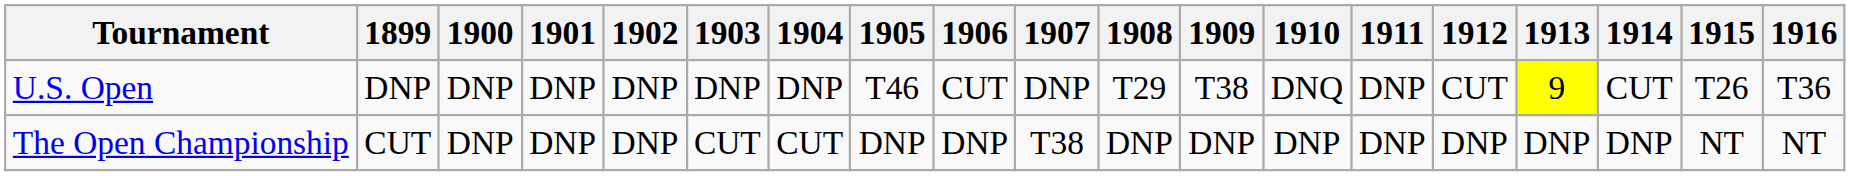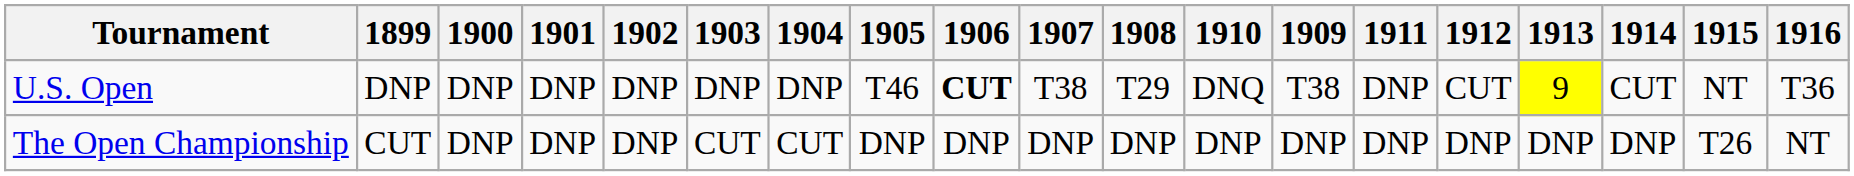columns swapped: (1222, 32) <-> (1307, 32)
(975, 87) normal -> (976, 87) bold
(1057, 87) DNP -> (1061, 87) T38
(1722, 87) T26 -> (1725, 87) NT
(1057, 142) T38 -> (1061, 142) DNP
(1722, 142) NT -> (1725, 142) T26
